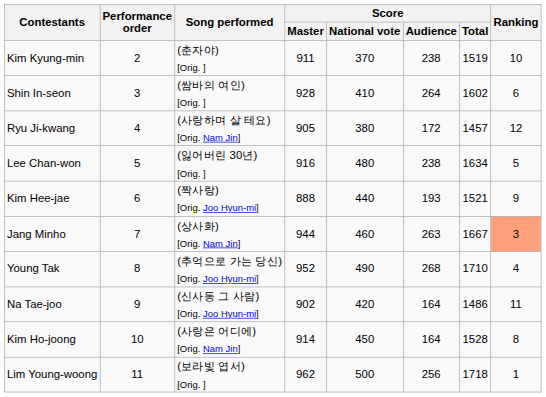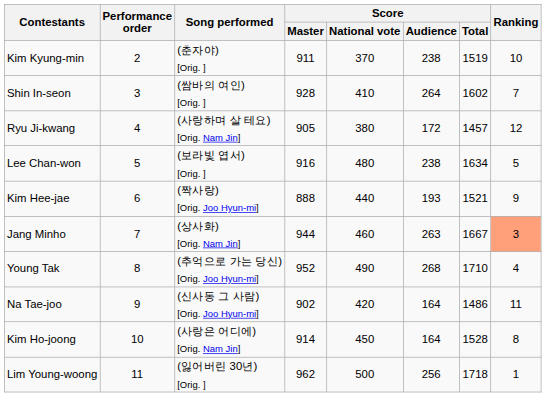(516, 93) 6 -> (516, 93) 7
(217, 164) (잃어버린 30년) [Orig. ] -> (211, 164) (보라빛 엽서) [Orig. ]
(211, 375) (보라빛 엽서) [Orig. ] -> (217, 375) (잃어버린 30년) [Orig. ]
